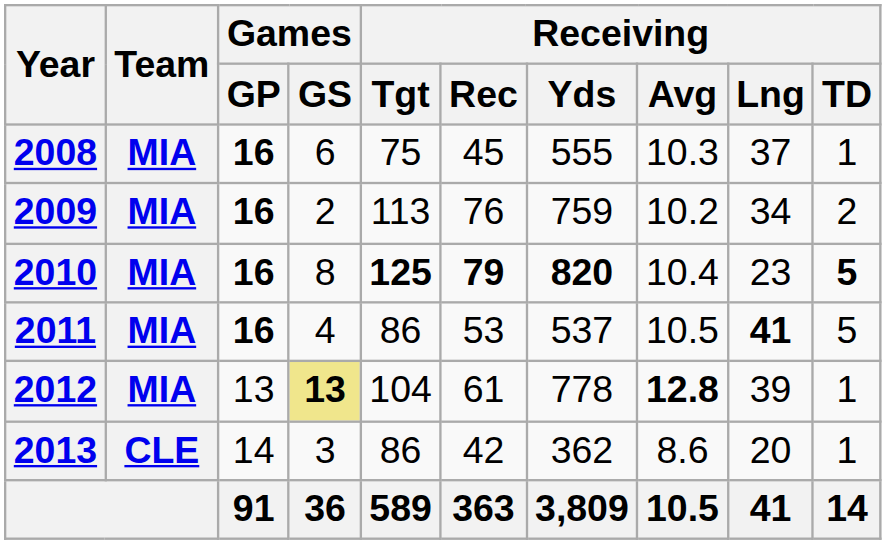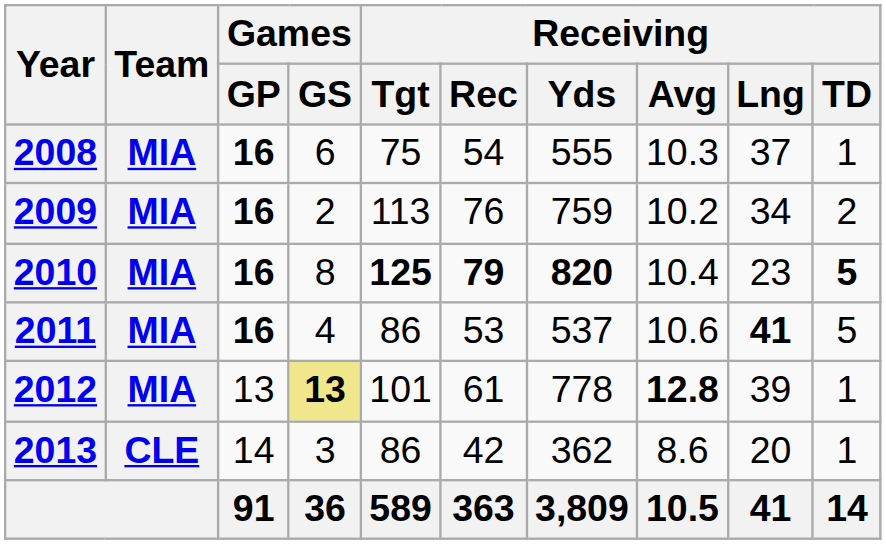(483, 152) 45 -> (483, 152) 54
(682, 331) 10.5 -> (682, 331) 10.6
(401, 390) 104 -> (401, 390) 101
